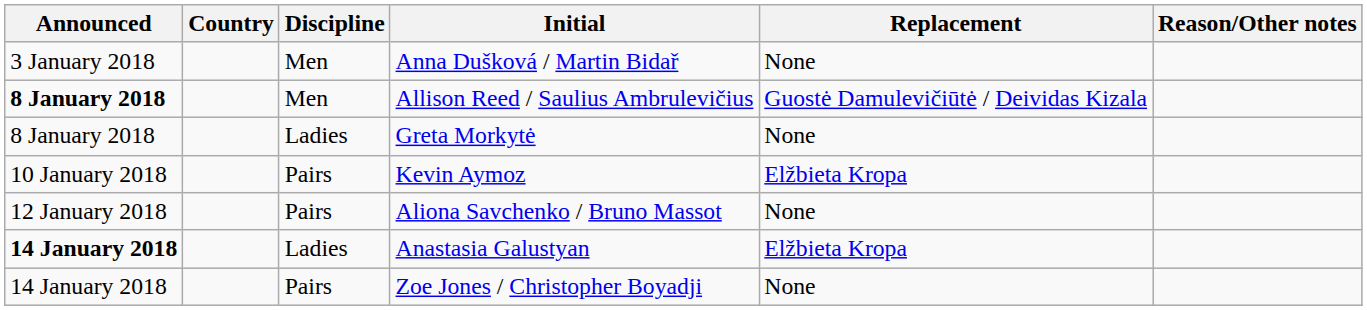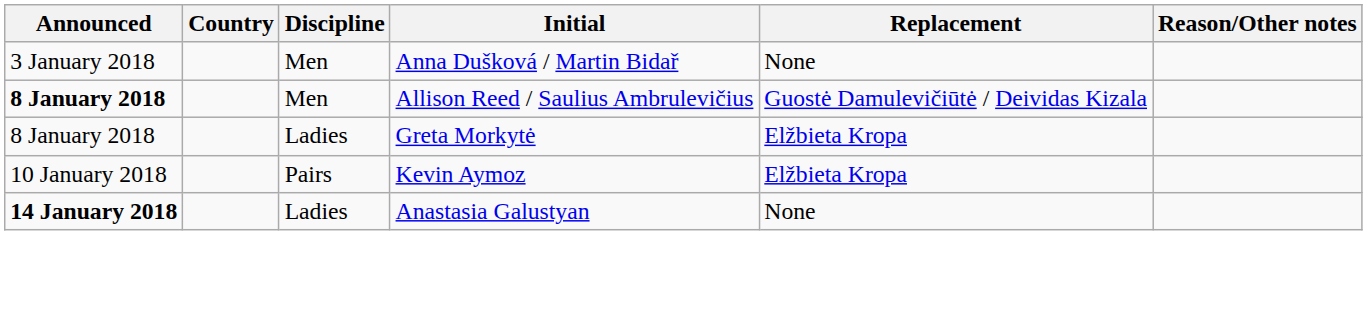(790, 135) None -> (836, 135) Elžbieta Kropa
- row: (559, 211)
(836, 248) Elžbieta Kropa -> (790, 211) None
- row: (549, 286)
